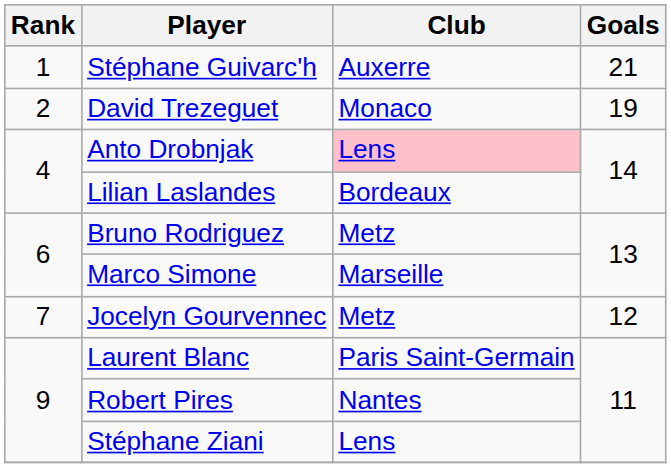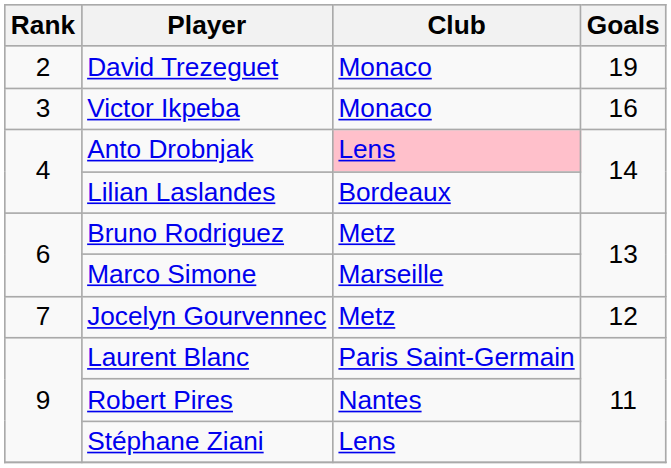- row: (202, 66)
+ row: (163, 108)
